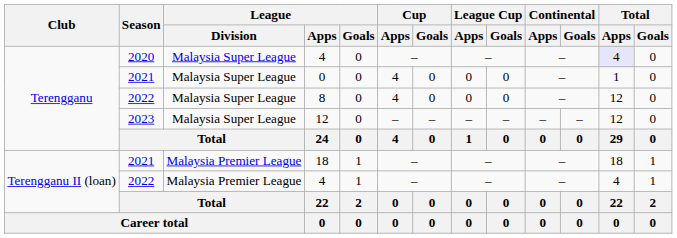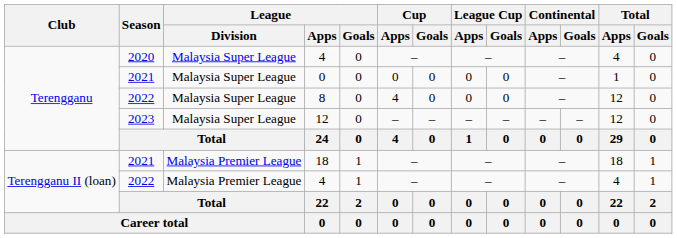(616, 56) lavender background -> (616, 56) no background
(395, 77) 4 -> (395, 77) 0
